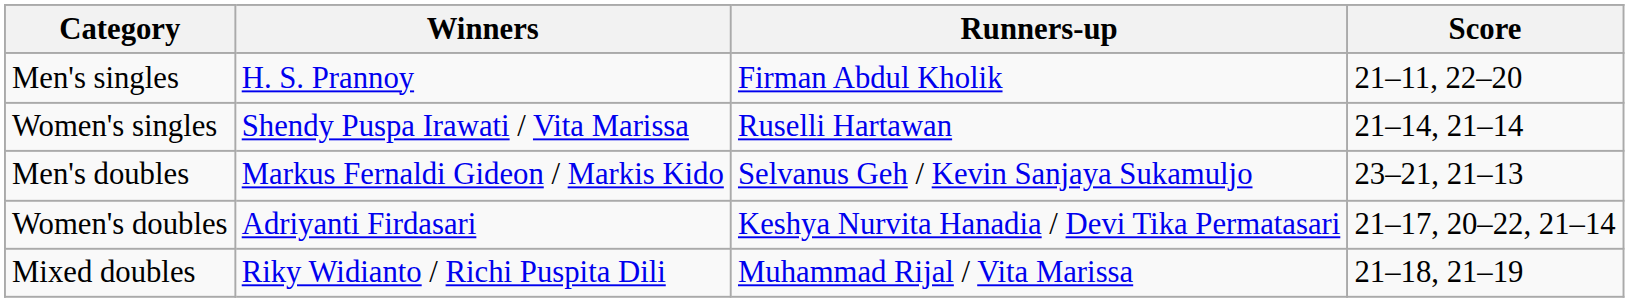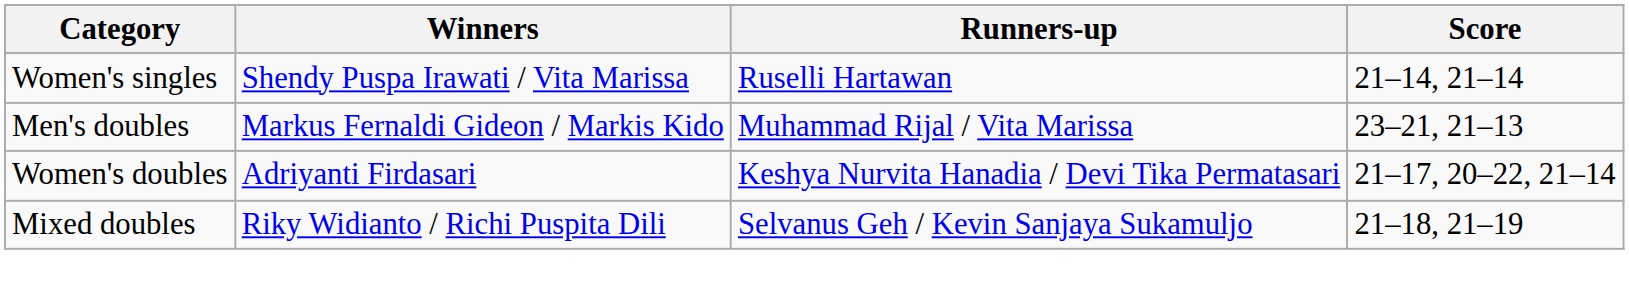- row: (95, 77)
(995, 175) Selvanus Geh / Kevin Sanjaya Sukamuljo -> (936, 126) Muhammad Rijal / Vita Marissa
(936, 272) Muhammad Rijal / Vita Marissa -> (995, 223) Selvanus Geh / Kevin Sanjaya Sukamuljo
